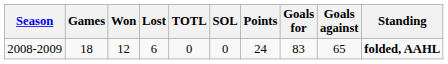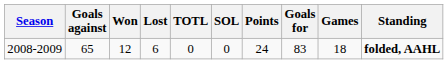columns swapped: (87, 21) <-> (339, 21)
